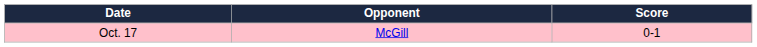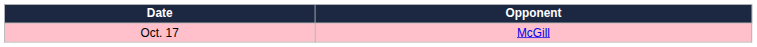- column: (652, 13)
